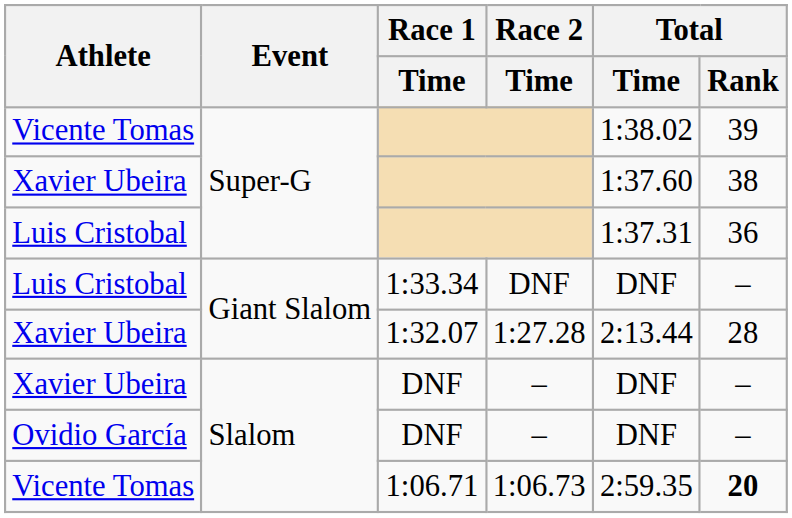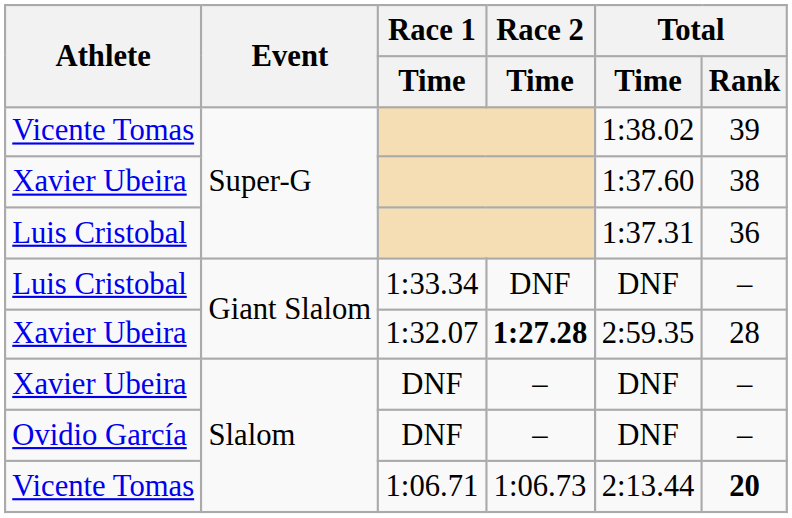(539, 333) normal -> (540, 333) bold
(646, 333) 2:13.44 -> (648, 333) 2:59.35
(646, 485) 2:59.35 -> (648, 485) 2:13.44
